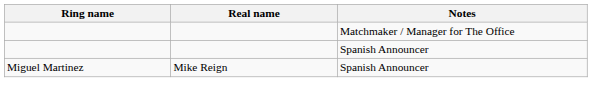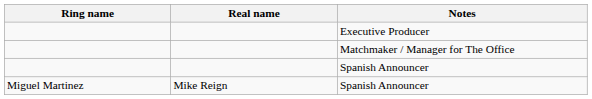+ row: (88, 31)
